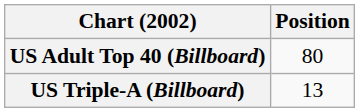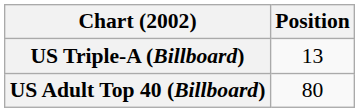rows swapped: (138, 55) <-> (138, 90)
